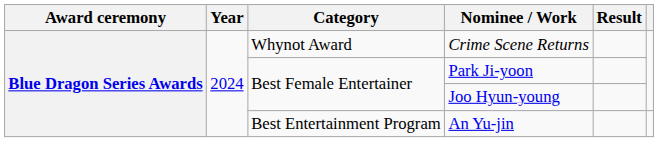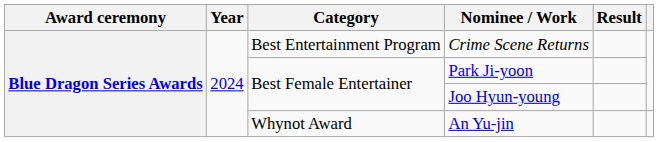(302, 44) Whynot Award -> (346, 44) Best Entertainment Program
(346, 123) Best Entertainment Program -> (302, 123) Whynot Award
